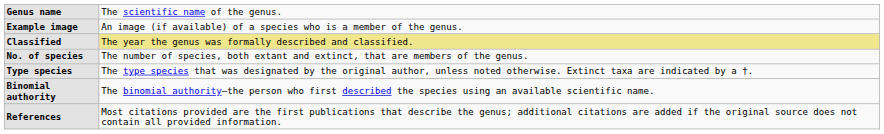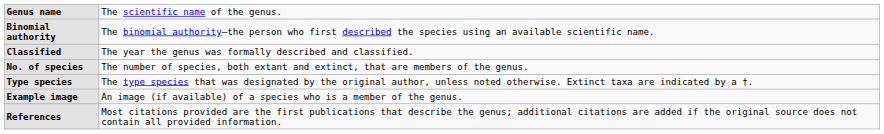rows swapped: (31, 91) <-> (42, 27)
(257, 41) khaki background -> (257, 52) no background
